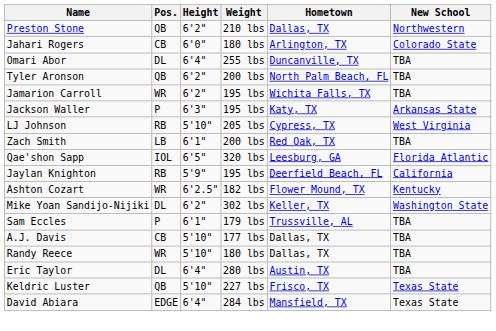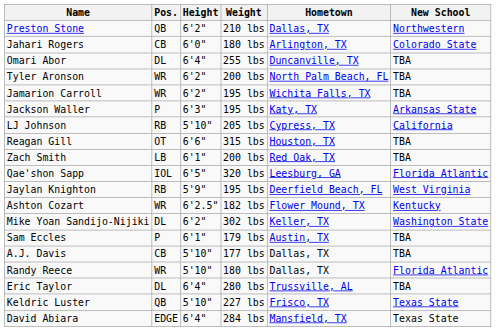(160, 77) QB -> (160, 77) WR
(432, 125) West Virginia -> (423, 125) California
+ row: (39, 141)
(423, 173) California -> (432, 190) West Virginia
(311, 222) Trussville, AL -> (299, 238) Austin, TX
(402, 254) TBA -> (441, 270) Florida Atlantic
(299, 270) Austin, TX -> (311, 286) Trussville, AL
